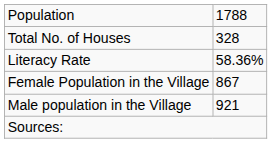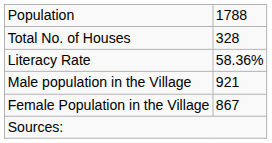rows swapped: (100, 104) <-> (109, 82)
